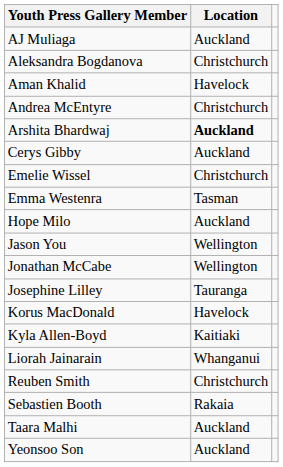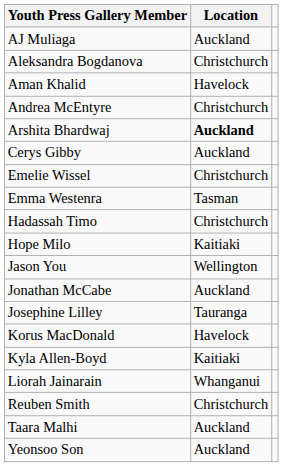+ row: (52, 221)
(222, 221) Auckland -> (217, 244) Kaitiaki
(226, 267) Wellington -> (222, 289) Auckland
- row: (55, 404)
